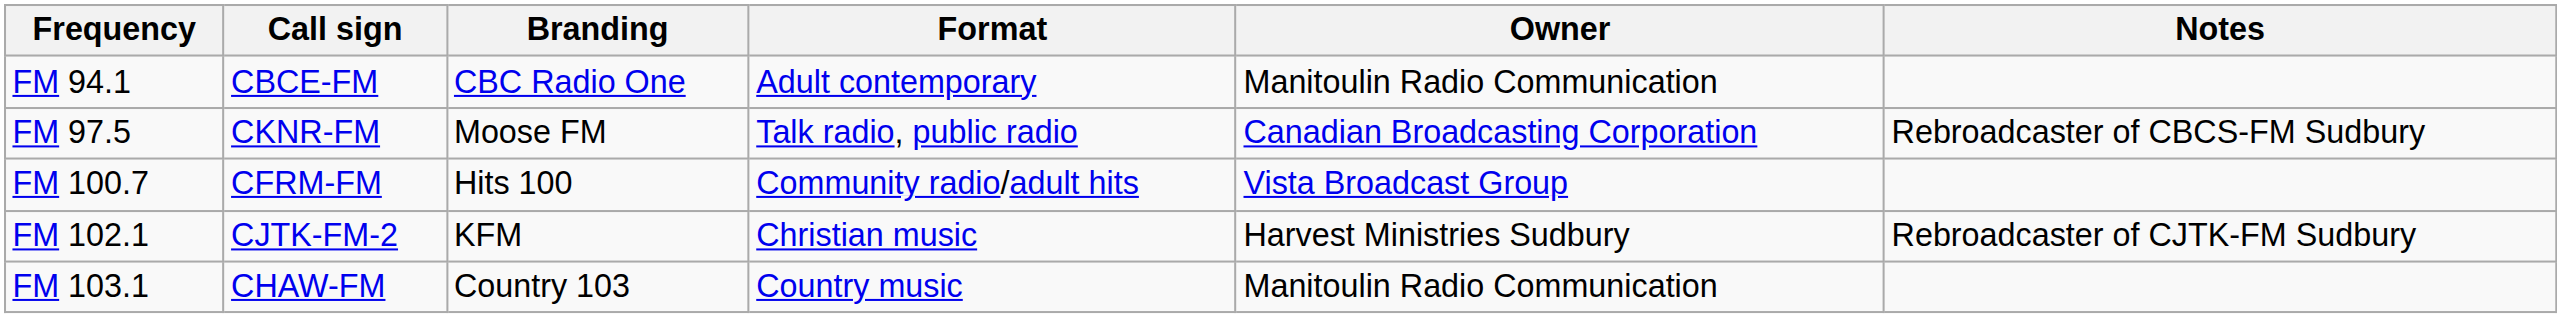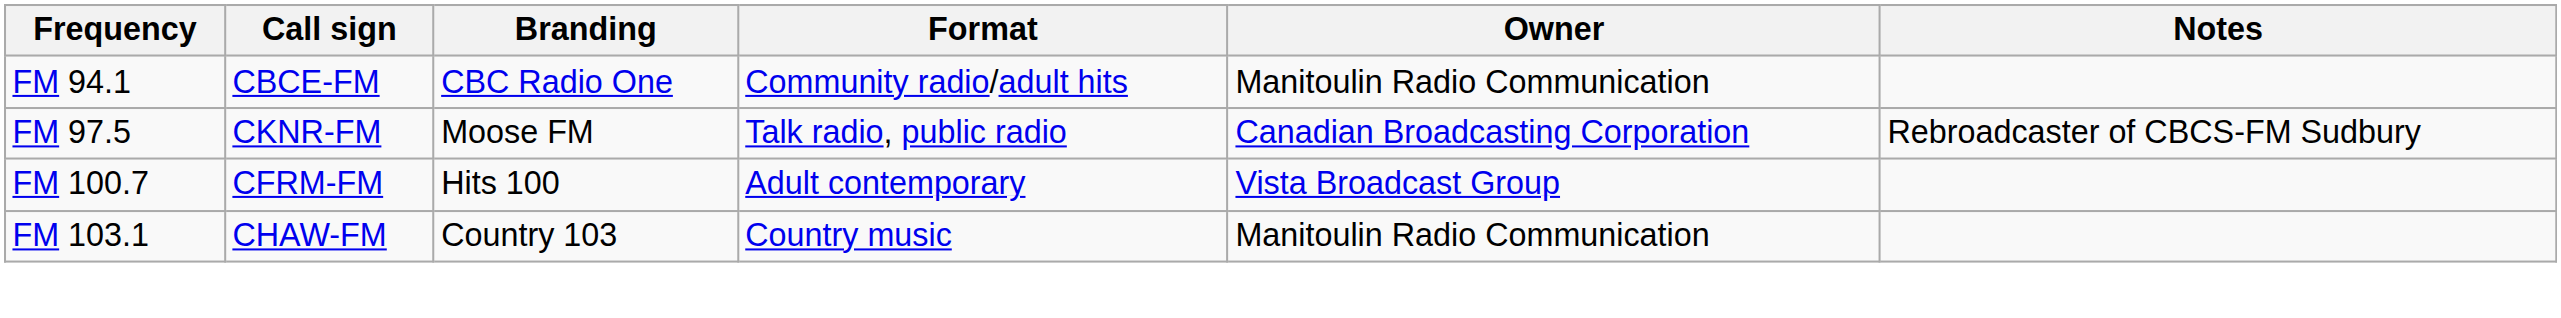(896, 81) Adult contemporary -> (937, 81) Community radio/adult hits
(948, 183) Community radio/adult hits -> (885, 183) Adult contemporary
- row: (81, 235)
